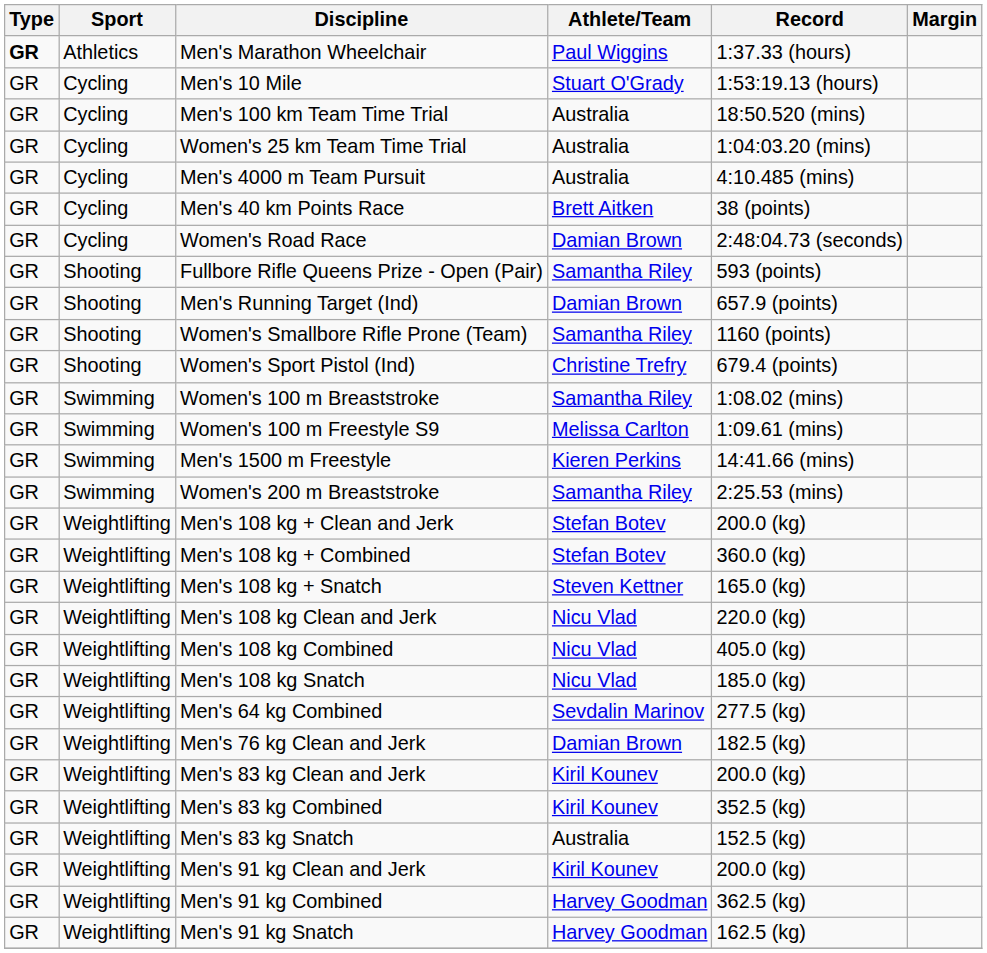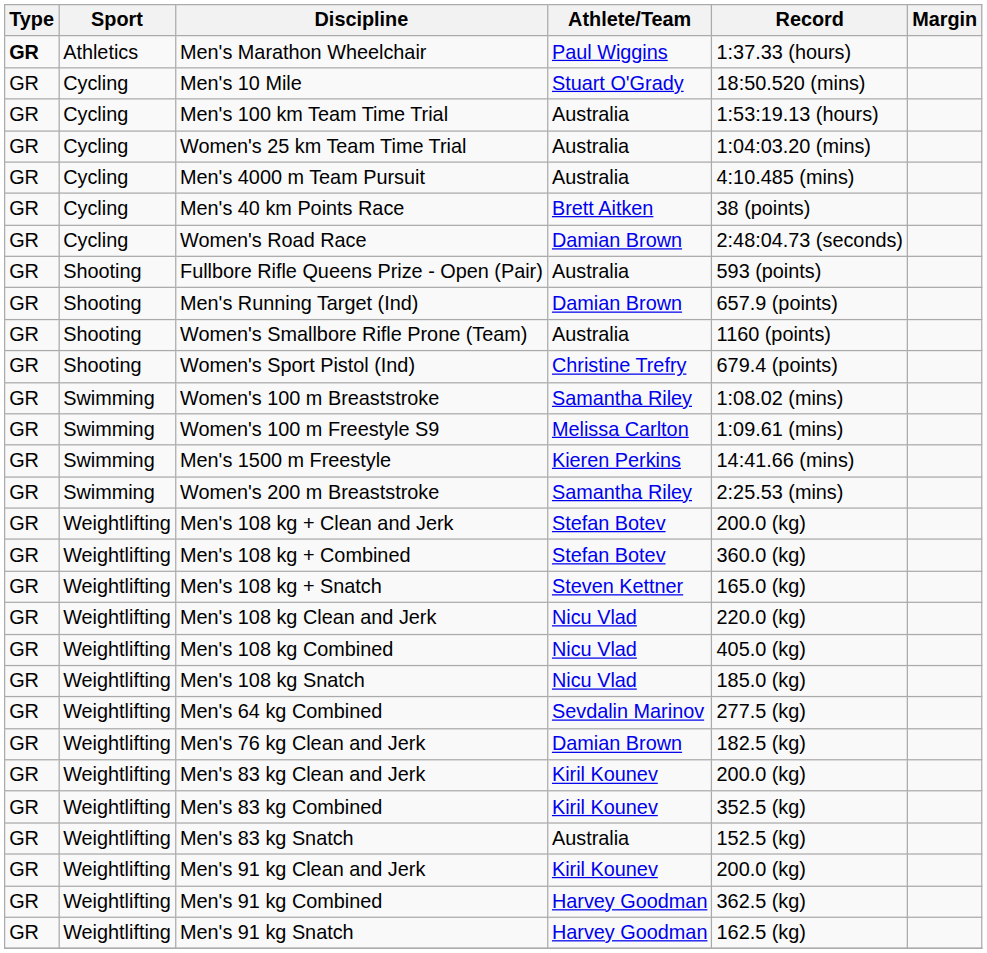(798, 83) 1:53:19.13 (hours) -> (791, 83) 18:50.520 (mins)
(791, 114) 18:50.520 (mins) -> (798, 114) 1:53:19.13 (hours)
(622, 271) Samantha Riley -> (591, 271) Australia
(622, 334) Samantha Riley -> (591, 334) Australia
